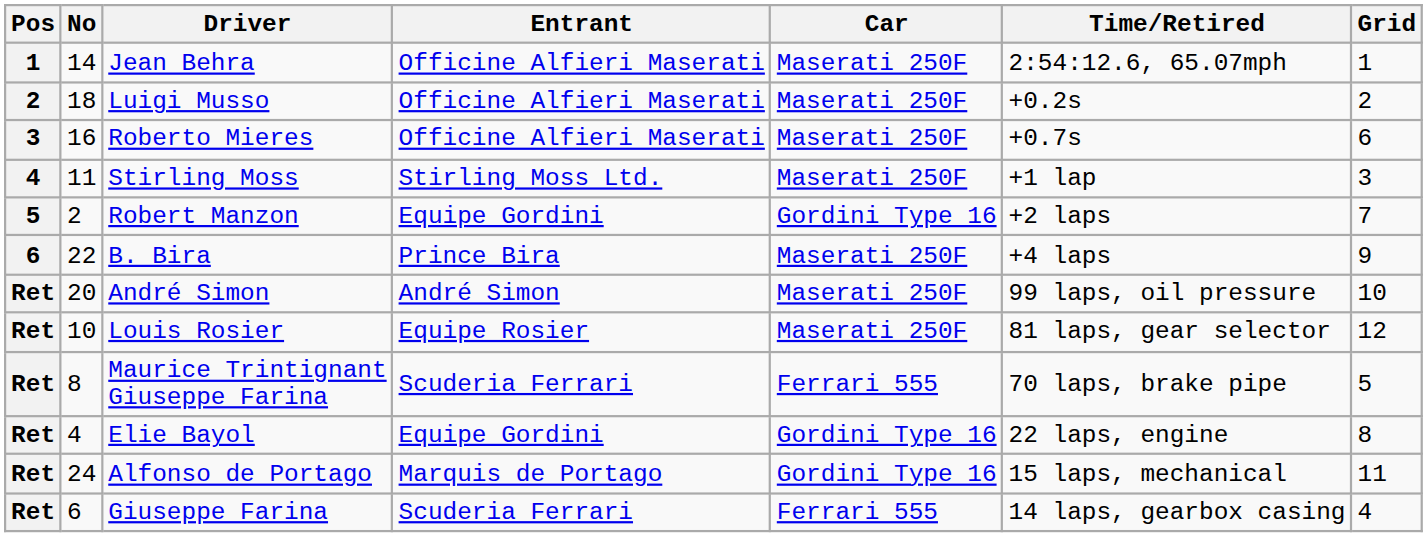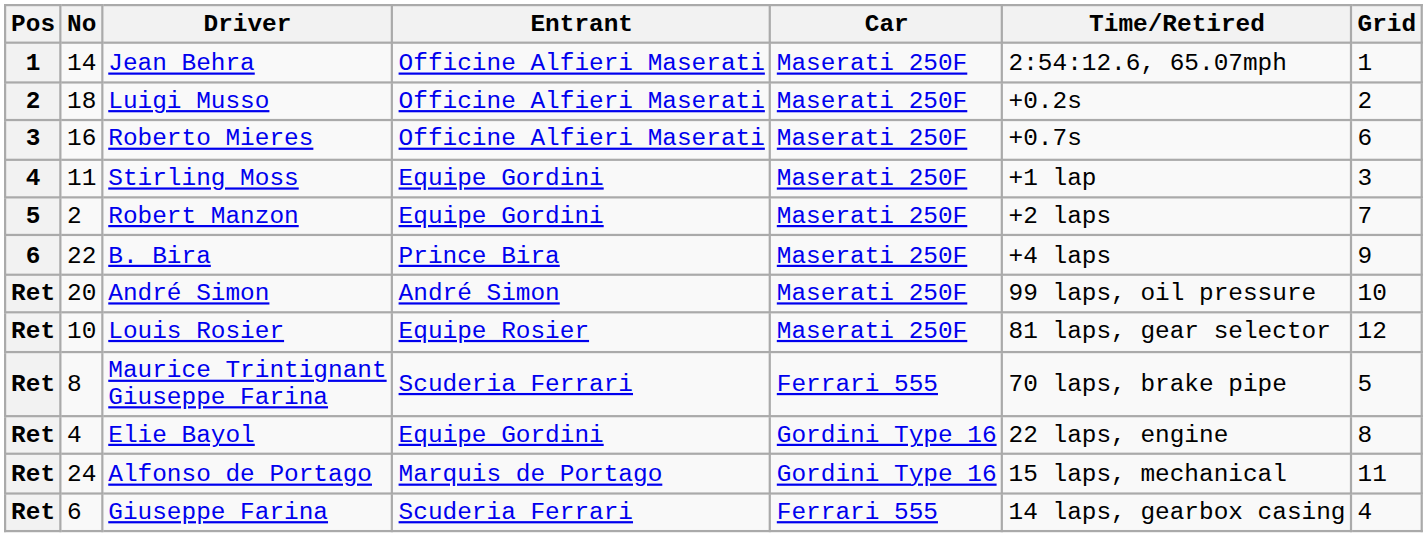(530, 178) Stirling Moss Ltd. -> (501, 178) Equipe Gordini
(887, 217) Gordini Type 16 -> (872, 217) Maserati 250F
